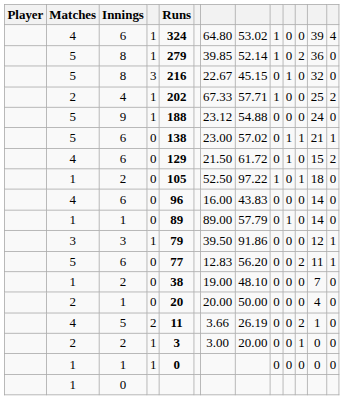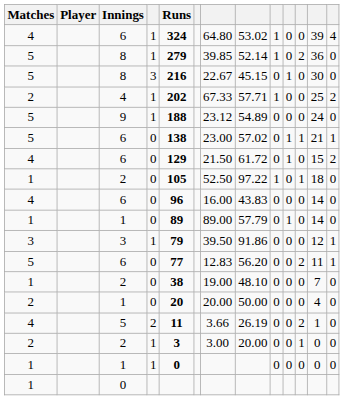columns swapped: (25, 14) <-> (73, 14)
(317, 76) 32 -> (317, 76) 30
(253, 117) 54.88 -> (253, 117) 54.89
